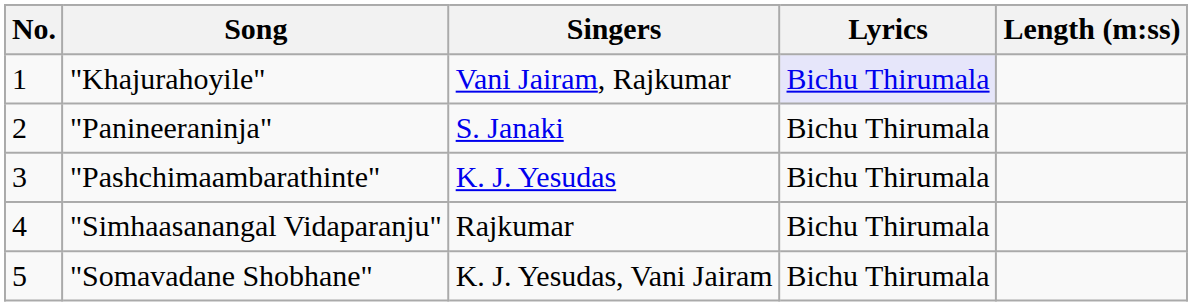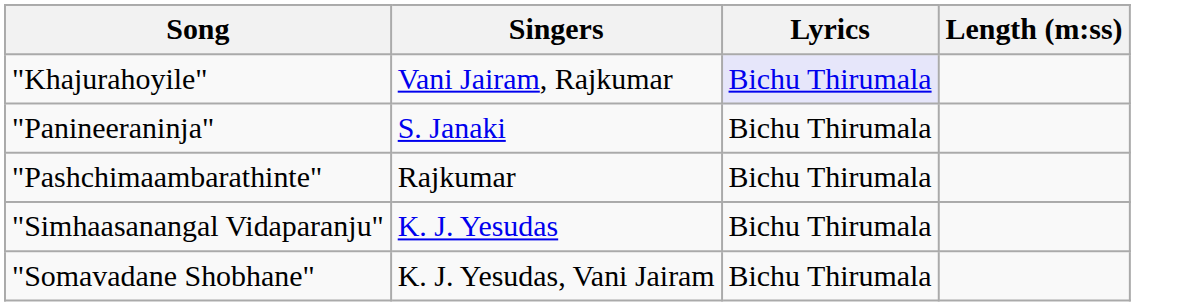- column: (34, 29)
(536, 177) K. J. Yesudas -> (457, 177) Rajkumar
(515, 226) Rajkumar -> (478, 226) K. J. Yesudas
